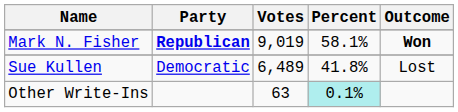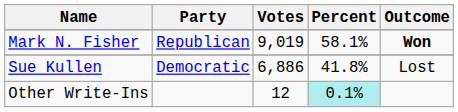(203, 43) bold -> (203, 43) normal
(281, 68) 6,489 -> (281, 68) 6,886
(281, 94) 63 -> (281, 94) 12
